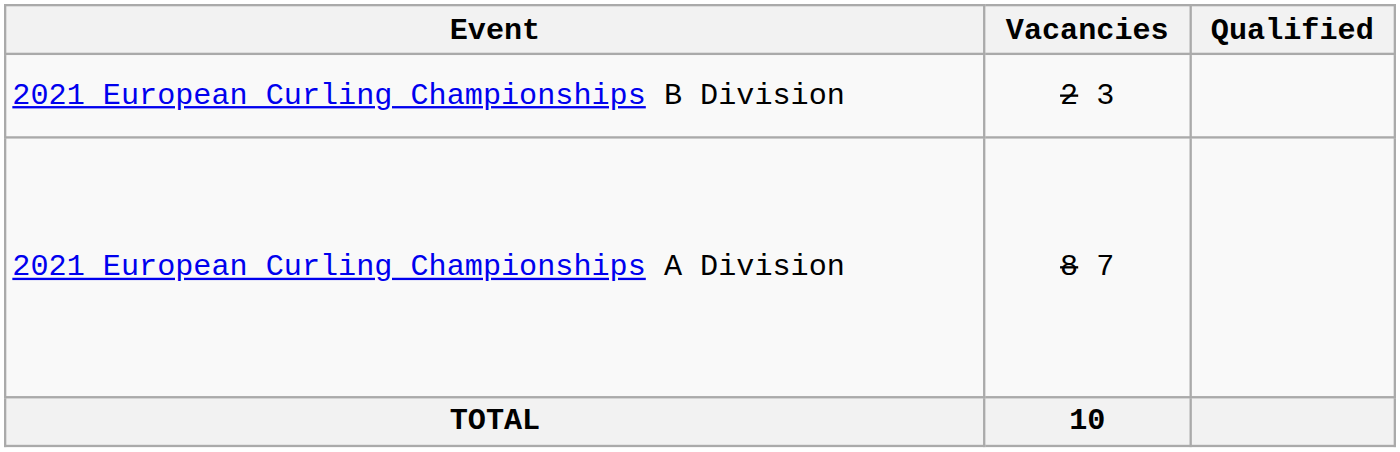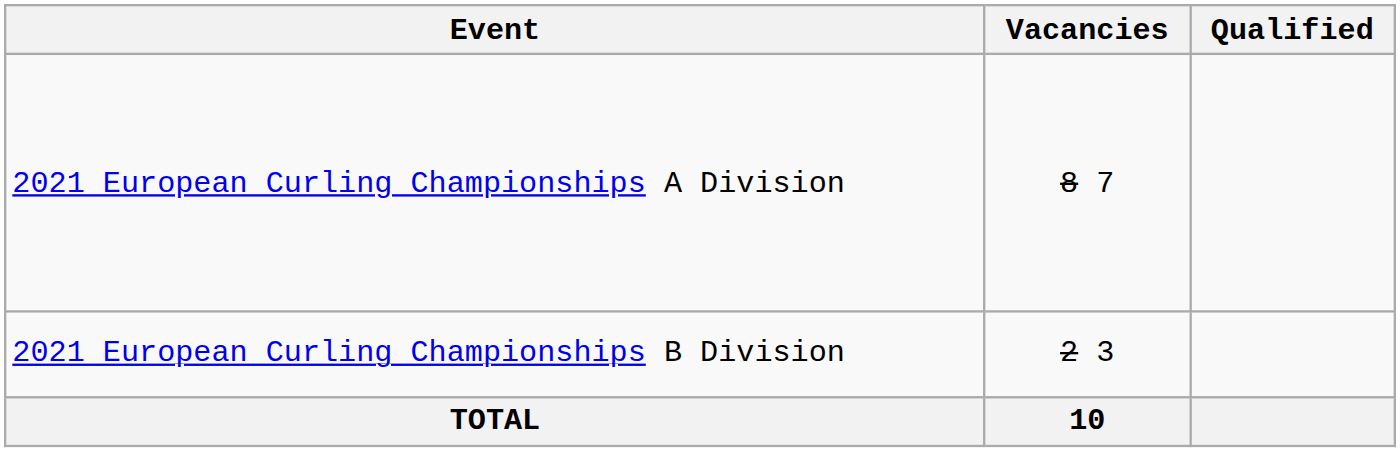rows swapped: (429, 267) <-> (429, 96)
